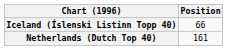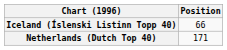(201, 38) 161 -> (201, 38) 171
